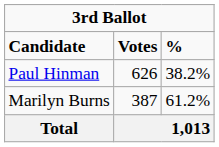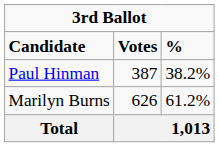(145, 73) 626 -> (145, 73) 387
(145, 100) 387 -> (145, 100) 626
